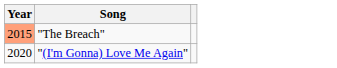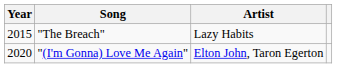+ column: (259, 14)
(20, 33) lightsalmon background -> (20, 33) no background
